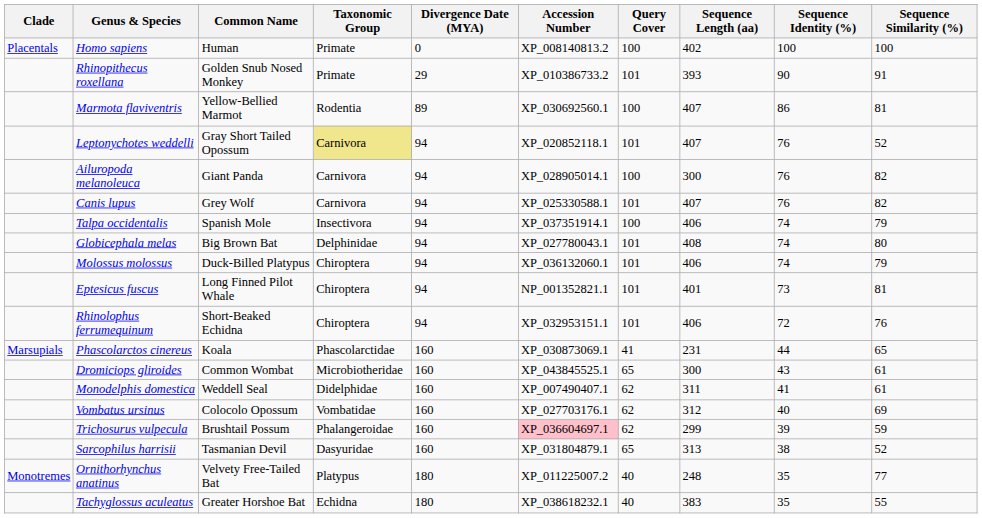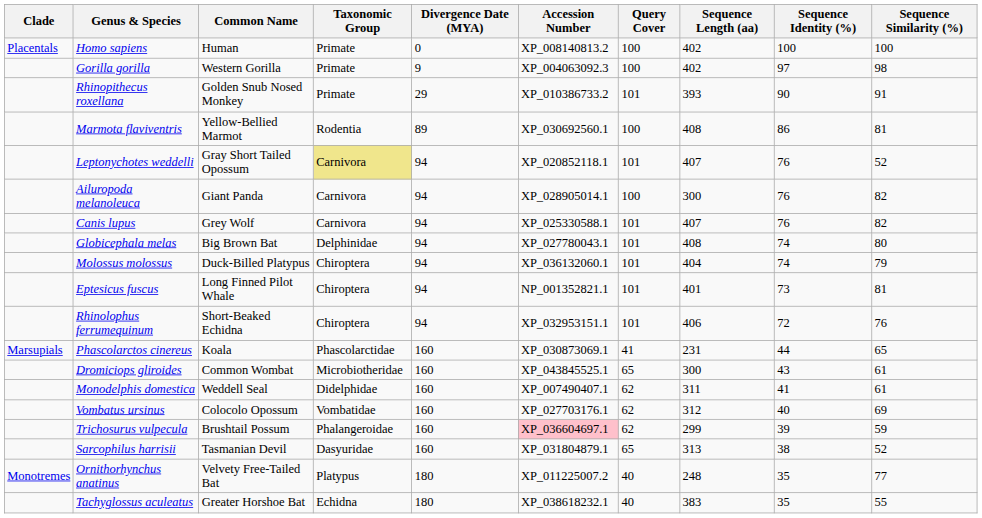+ row: (113, 68)
(692, 108) 407 -> (692, 128) 408
- row: (122, 223)
(692, 262) 406 -> (692, 262) 404
